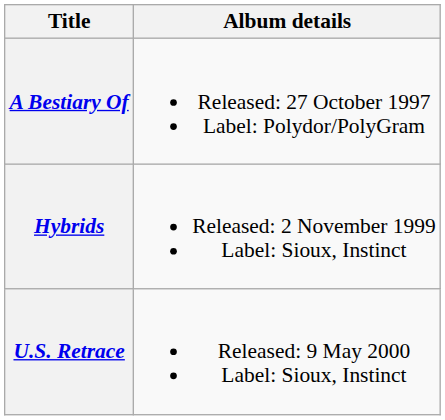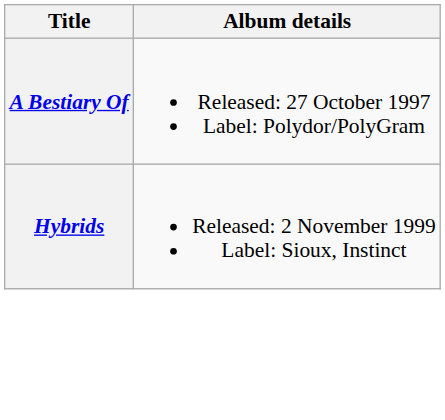- row: (69, 351)
